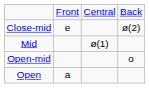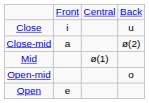+ row: (29, 28)
(67, 28) e -> (67, 43) a
(67, 75) a -> (67, 91) e
